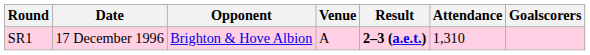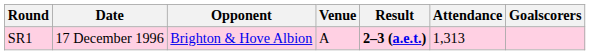(449, 38) 1,310 -> (449, 38) 1,313
